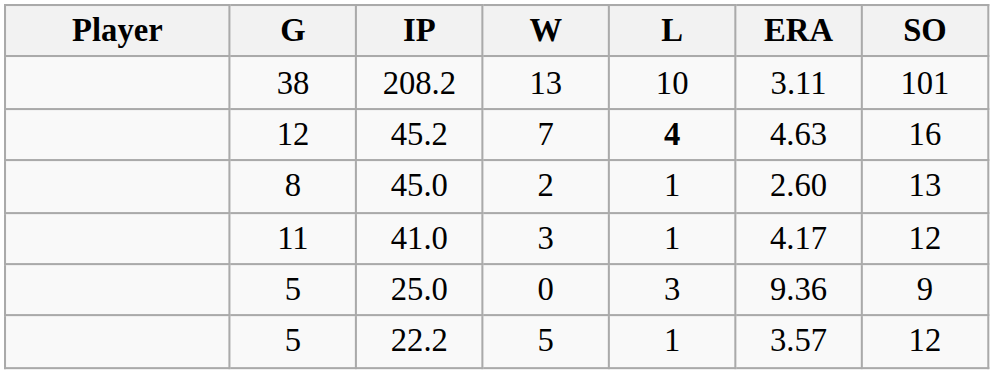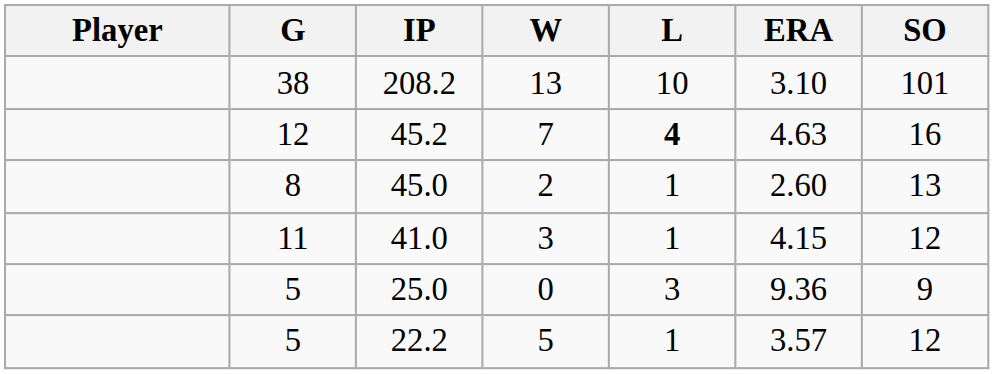(799, 82) 3.11 -> (799, 82) 3.10
(799, 237) 4.17 -> (799, 237) 4.15
